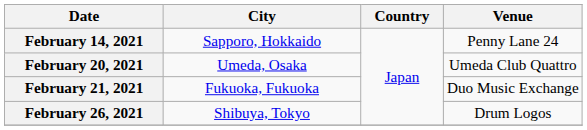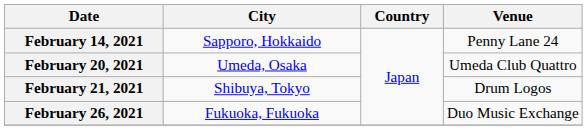(262, 88) Fukuoka, Fukuoka -> (262, 88) Shibuya, Tokyo
(513, 88) Duo Music Exchange -> (513, 88) Drum Logos
(262, 112) Shibuya, Tokyo -> (262, 112) Fukuoka, Fukuoka
(513, 112) Drum Logos -> (513, 112) Duo Music Exchange
